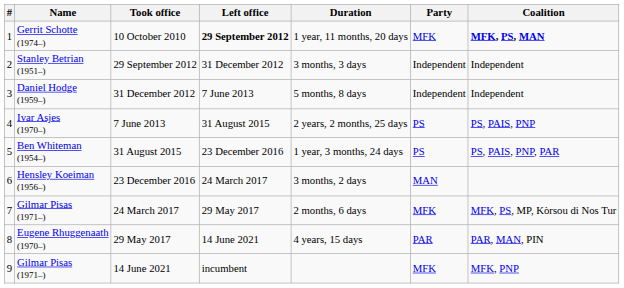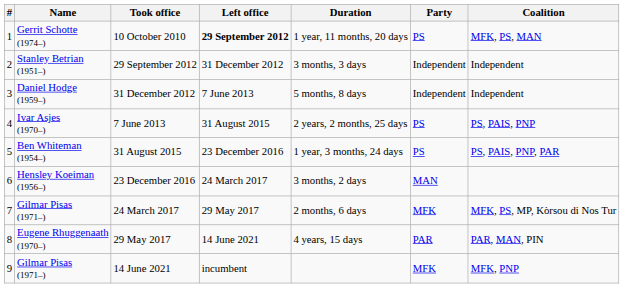(424, 36) MFK -> (419, 36) PS
(508, 36) bold -> (506, 36) normal
